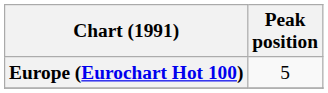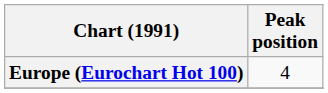(285, 72) 5 -> (285, 72) 4
